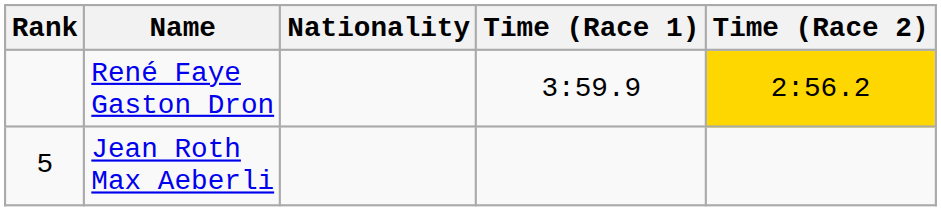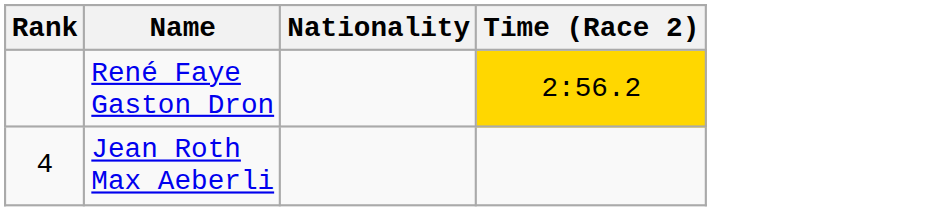- column: (591, 28)
(45, 166) 5 -> (45, 166) 4
